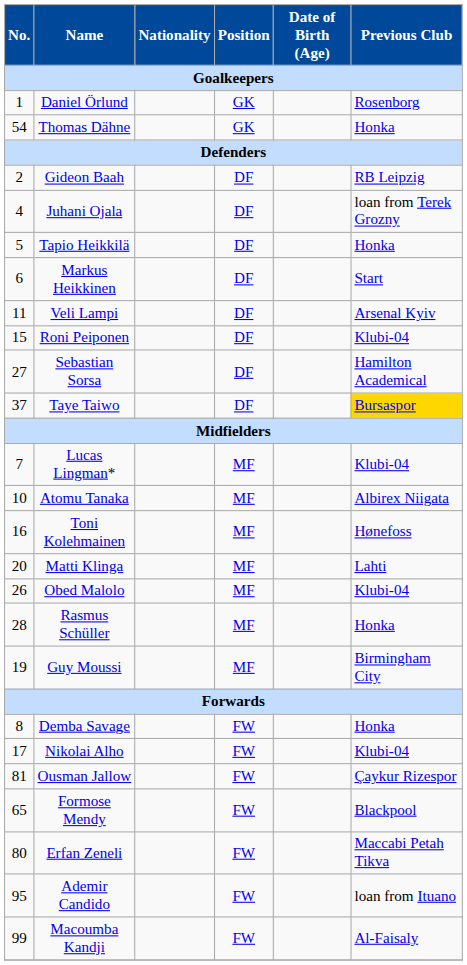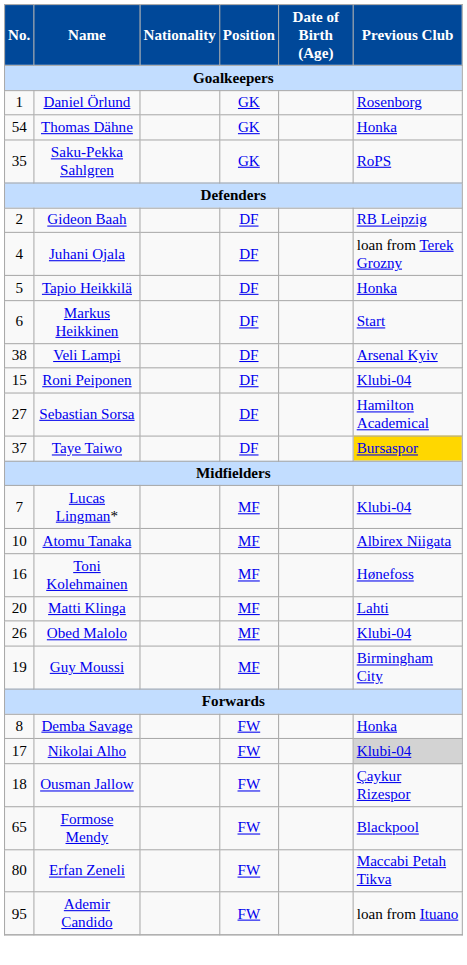+ row: (87, 161)
(19, 313) 11 -> (19, 355) 38
- row: (84, 625)
(382, 751) no background -> (384, 751) lightgrey background
(19, 776) 81 -> (19, 785) 18
- row: (84, 938)
